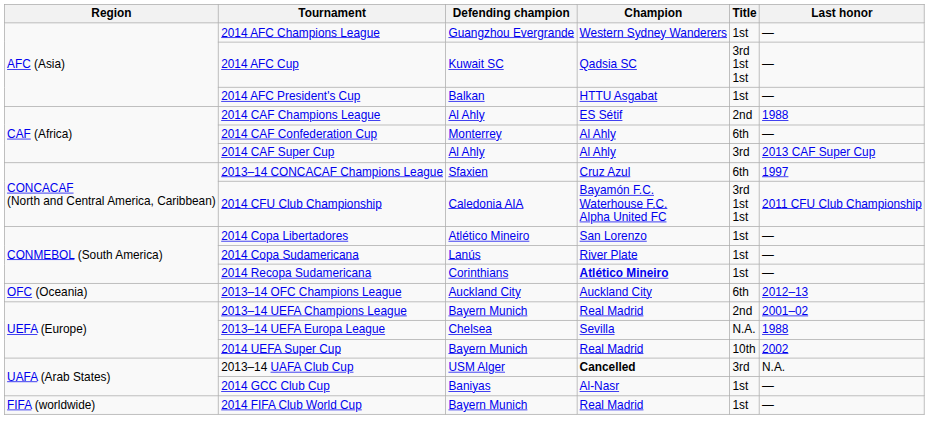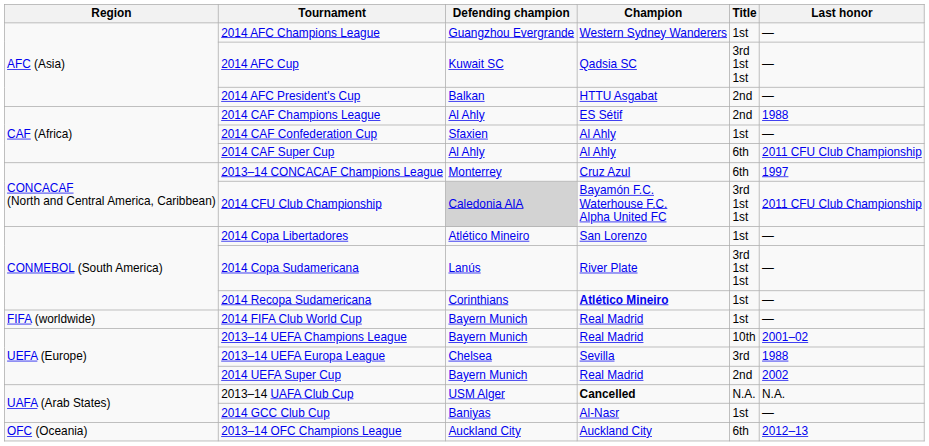(740, 96) 1st -> (742, 96) 2nd
(475, 134) Monterrey -> (468, 134) Sfaxien
(741, 134) 6th -> (740, 134) 1st
(741, 153) 3rd -> (741, 153) 6th
(819, 153) 2013 CAF Super Cup -> (842, 153) 2011 CFU Club Championship
(468, 171) Sfaxien -> (475, 171) Monterrey
(486, 204) no background -> (486, 204) lightgrey background
(740, 254) 1st -> (741, 268) 3rd 1st 1st
rows swapped: (311, 292) <-> (291, 405)
(742, 311) 2nd -> (744, 337) 10th
(744, 330) N.A. -> (741, 356) 3rd
(744, 348) 10th -> (742, 375) 2nd
(741, 367) 3rd -> (744, 394) N.A.
